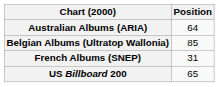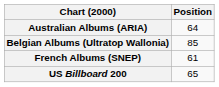(193, 58) 31 -> (193, 58) 61
